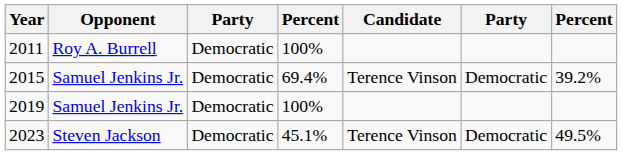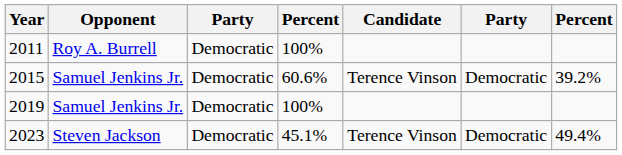(305, 77) 69.4% -> (305, 77) 60.6%
(578, 135) 49.5% -> (578, 135) 49.4%
